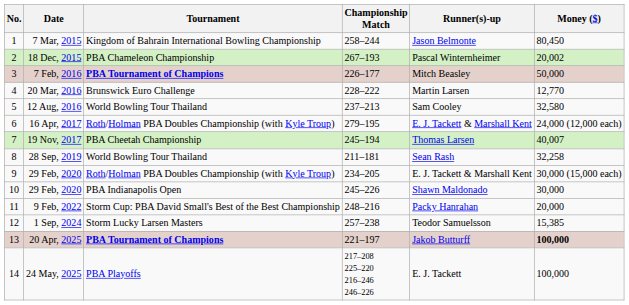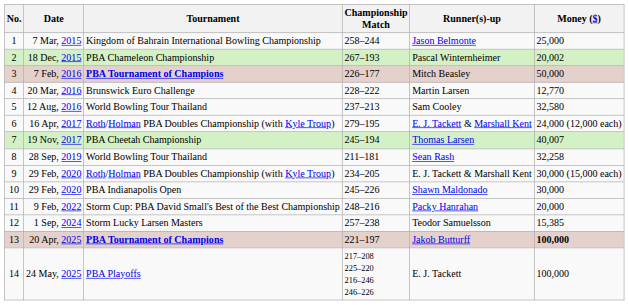(550, 41) 80,450 -> (550, 41) 25,000
